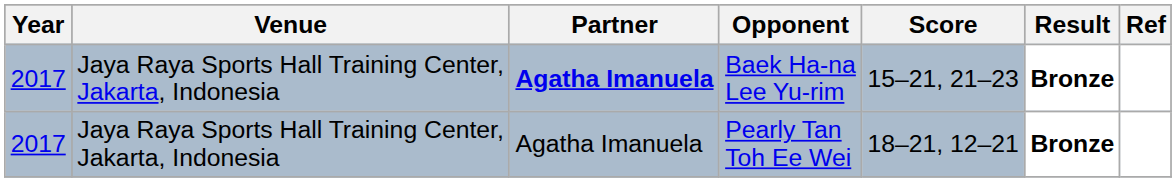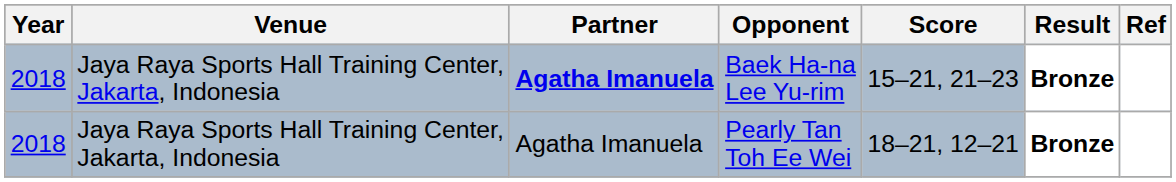(38, 78) 2017 -> (38, 78) 2018
(38, 144) 2017 -> (38, 144) 2018
